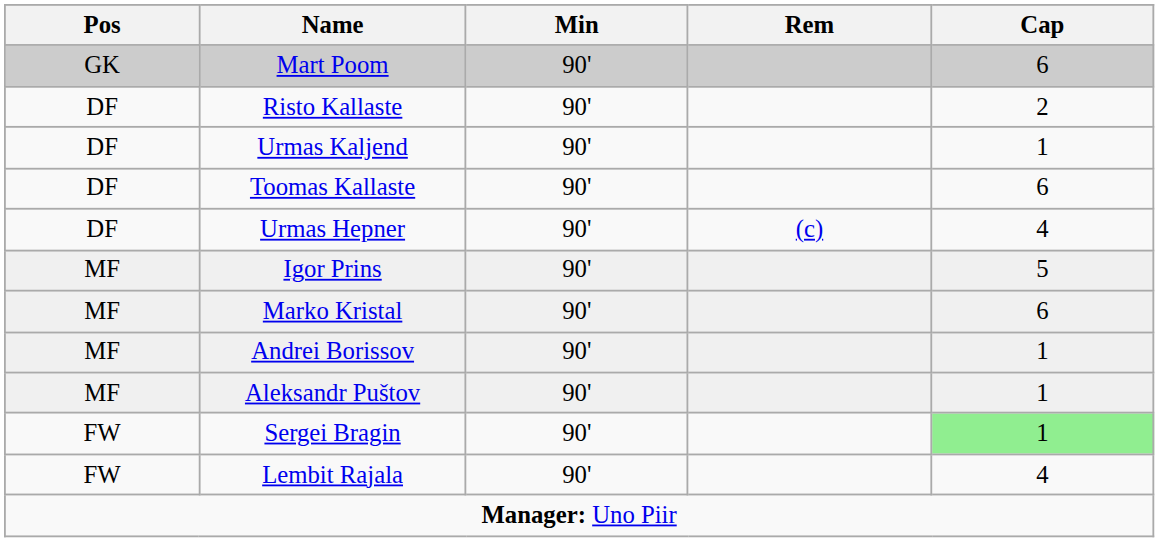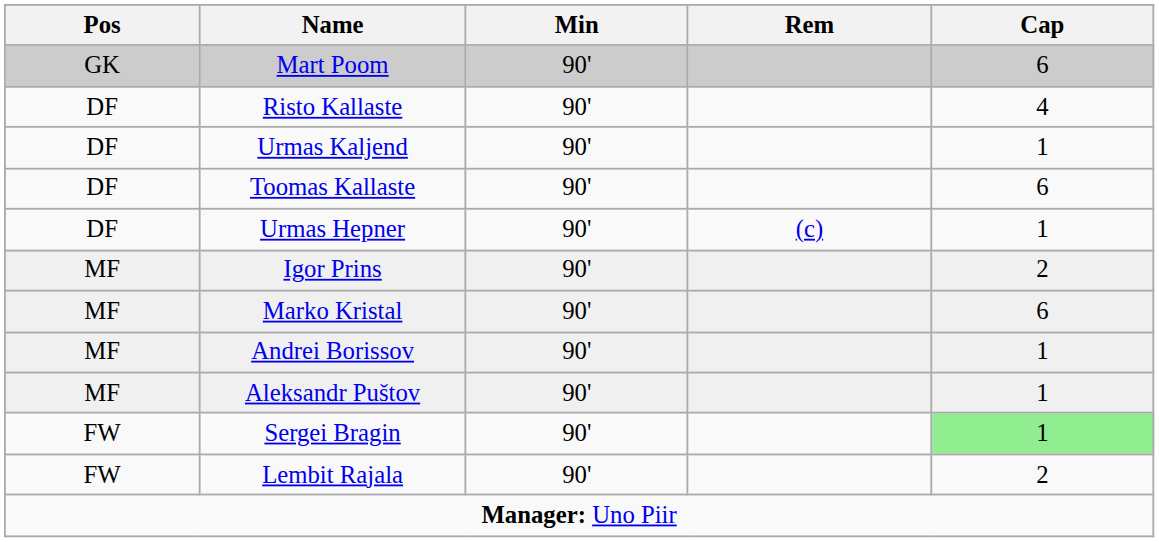(1042, 106) 2 -> (1042, 106) 4
(1042, 228) 4 -> (1042, 228) 1
(1042, 269) 5 -> (1042, 269) 2
(1042, 473) 4 -> (1042, 473) 2
